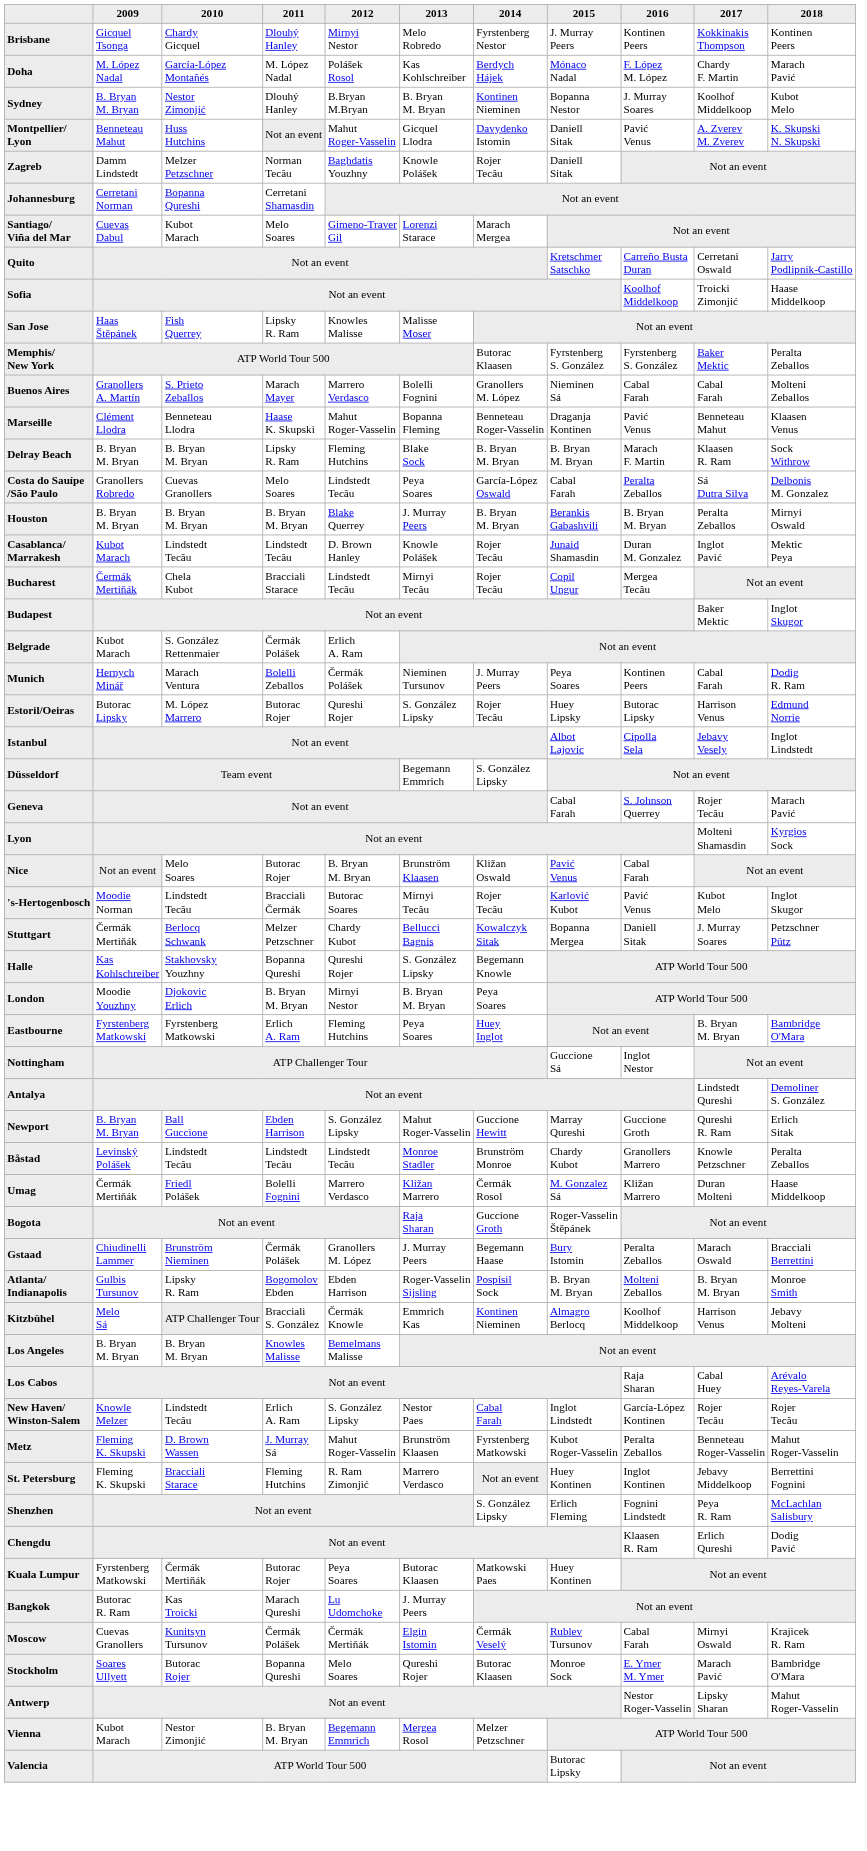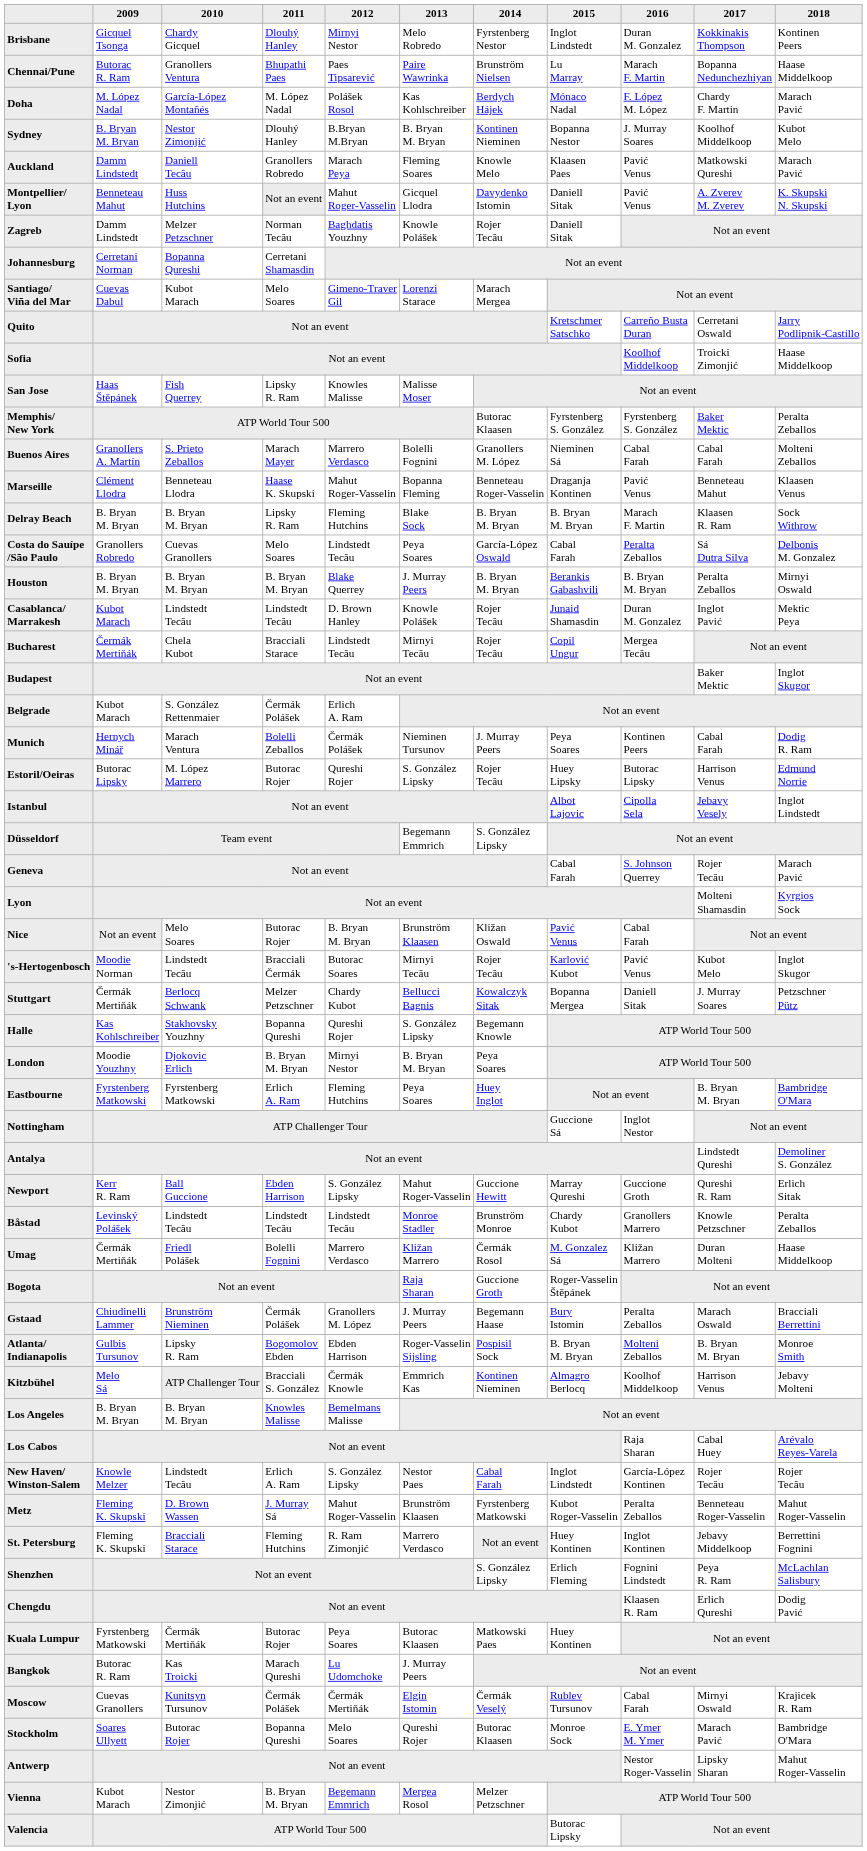(572, 39) J. Murray Peers -> (571, 39) Inglot Lindstedt
(644, 39) Kontinen Peers -> (652, 39) Duran M. Gonzalez
+ row: (41, 71)
+ row: (31, 167)
(117, 1126) B. Bryan M. Bryan -> (113, 1190) Kerr R. Ram
